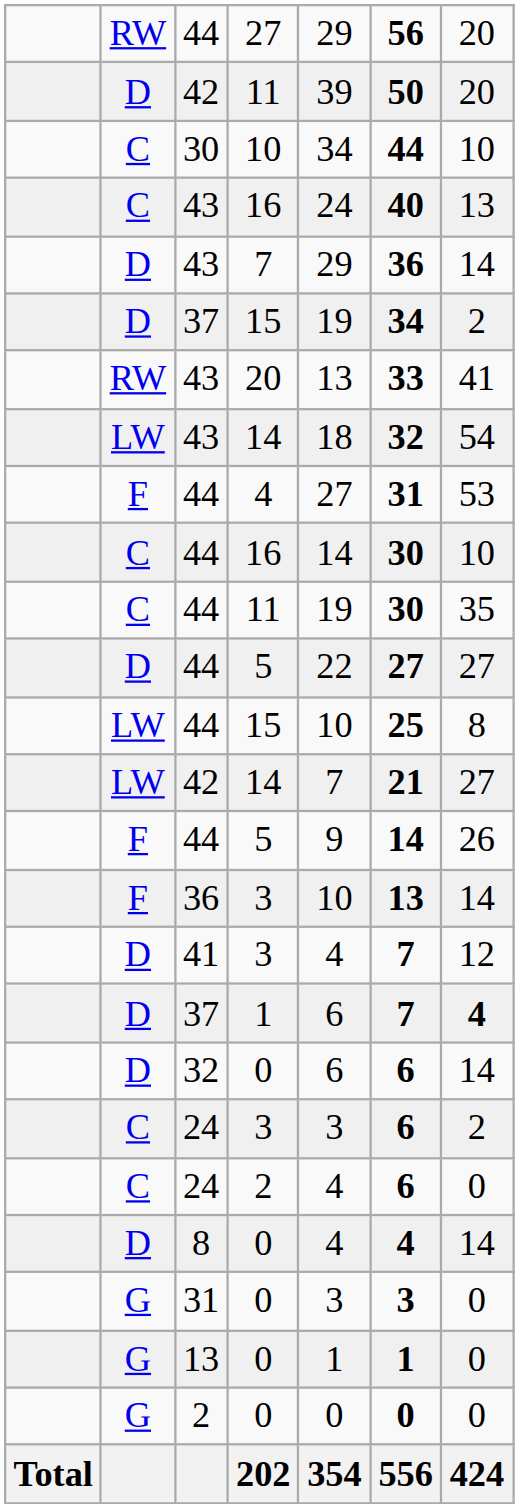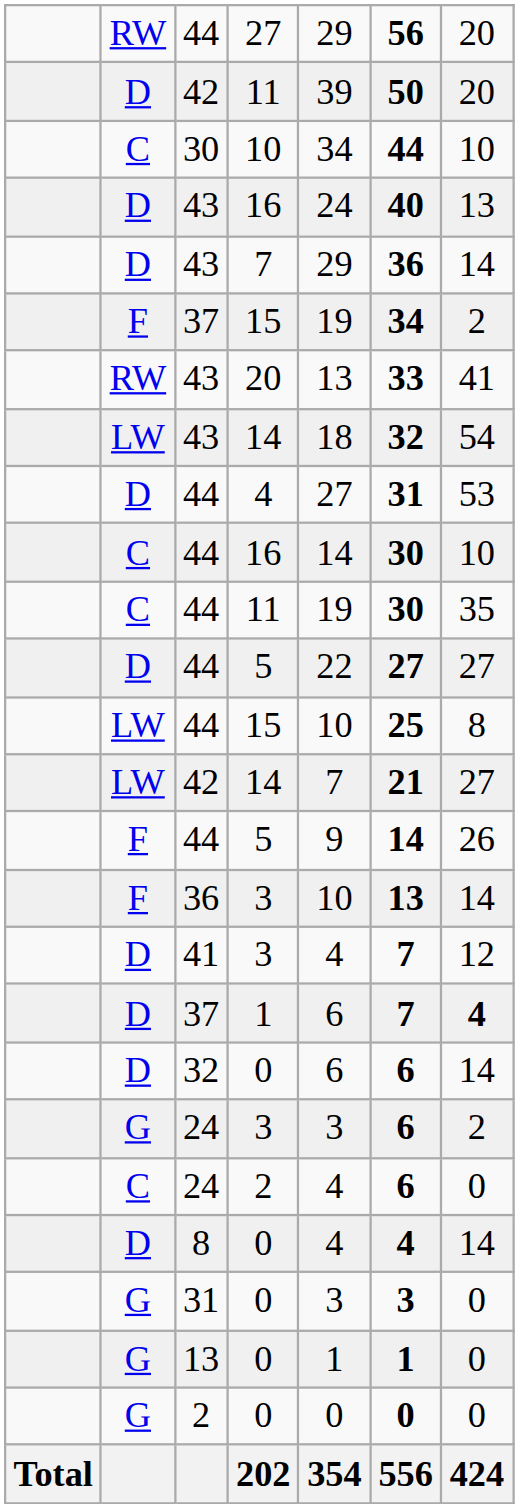(138, 206) C -> (138, 206) D
(138, 321) D -> (138, 321) F
(138, 494) F -> (138, 494) D
(138, 1127) C -> (138, 1127) G
